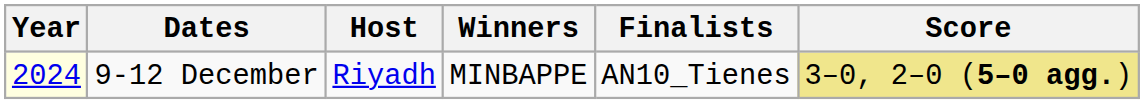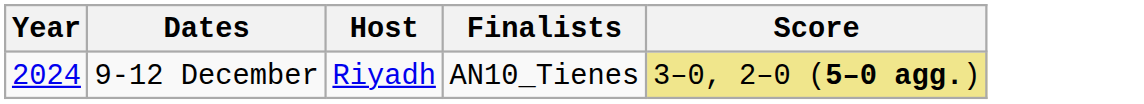- column: (519, 29)
(46, 75) lightyellow background -> (46, 75) no background
